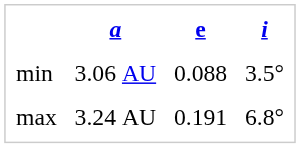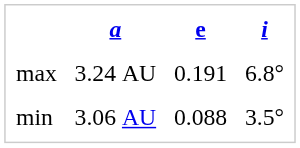rows swapped: (34, 73) <-> (36, 117)
